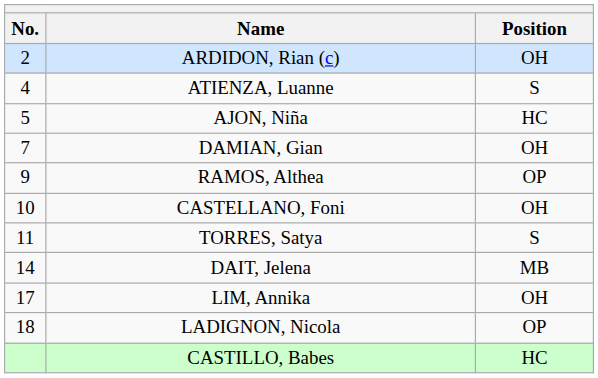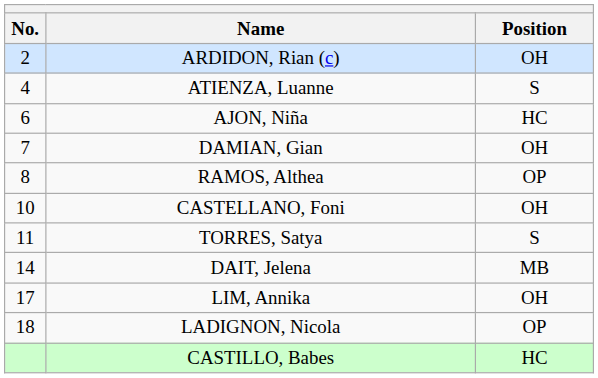(25, 118) 5 -> (25, 118) 6
(25, 177) 9 -> (25, 177) 8
